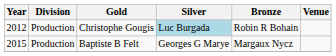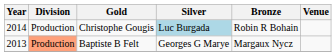(17, 28) 2012 -> (17, 28) 2014
(17, 43) 2015 -> (17, 43) 2013
(53, 43) no background -> (53, 43) lightsalmon background
